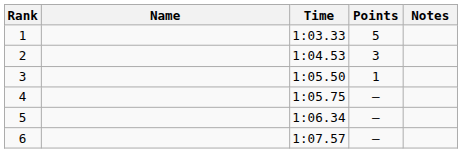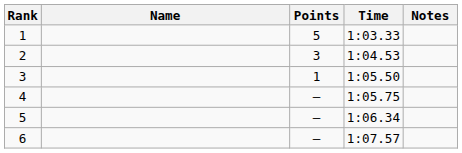columns swapped: (319, 15) <-> (376, 15)
